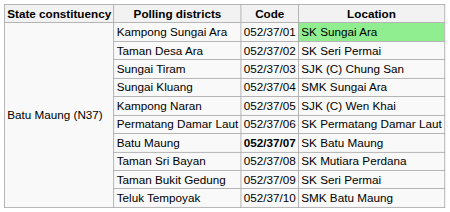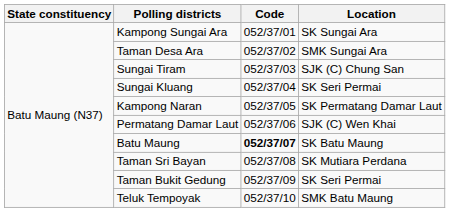(339, 32) lightgreen background -> (339, 32) no background
(341, 50) SK Seri Permai -> (344, 50) SMK Sungai Ara
(344, 87) SMK Sungai Ara -> (341, 87) SK Seri Permai
(349, 105) SJK (C) Wen Khai -> (371, 105) SK Permatang Damar Laut
(371, 124) SK Permatang Damar Laut -> (349, 124) SJK (C) Wen Khai
